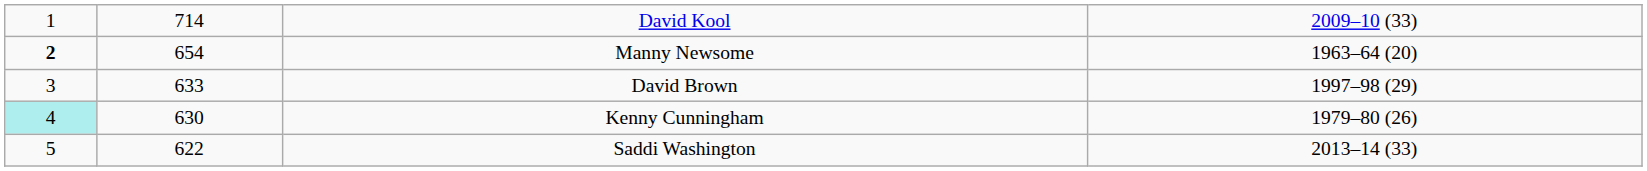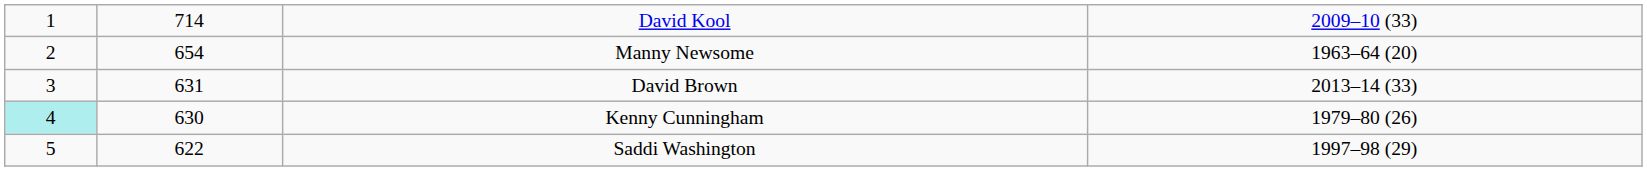(51, 52) bold -> (51, 52) normal
(189, 84) 633 -> (189, 84) 631
(1364, 84) 1997–98 (29) -> (1364, 84) 2013–14 (33)
(1364, 149) 2013–14 (33) -> (1364, 149) 1997–98 (29)
